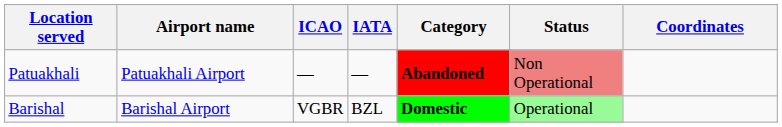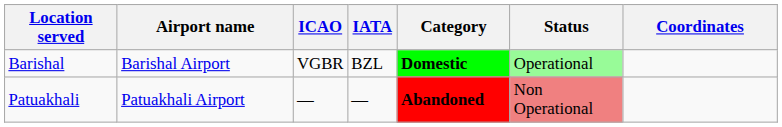rows swapped: (36, 108) <-> (44, 72)
